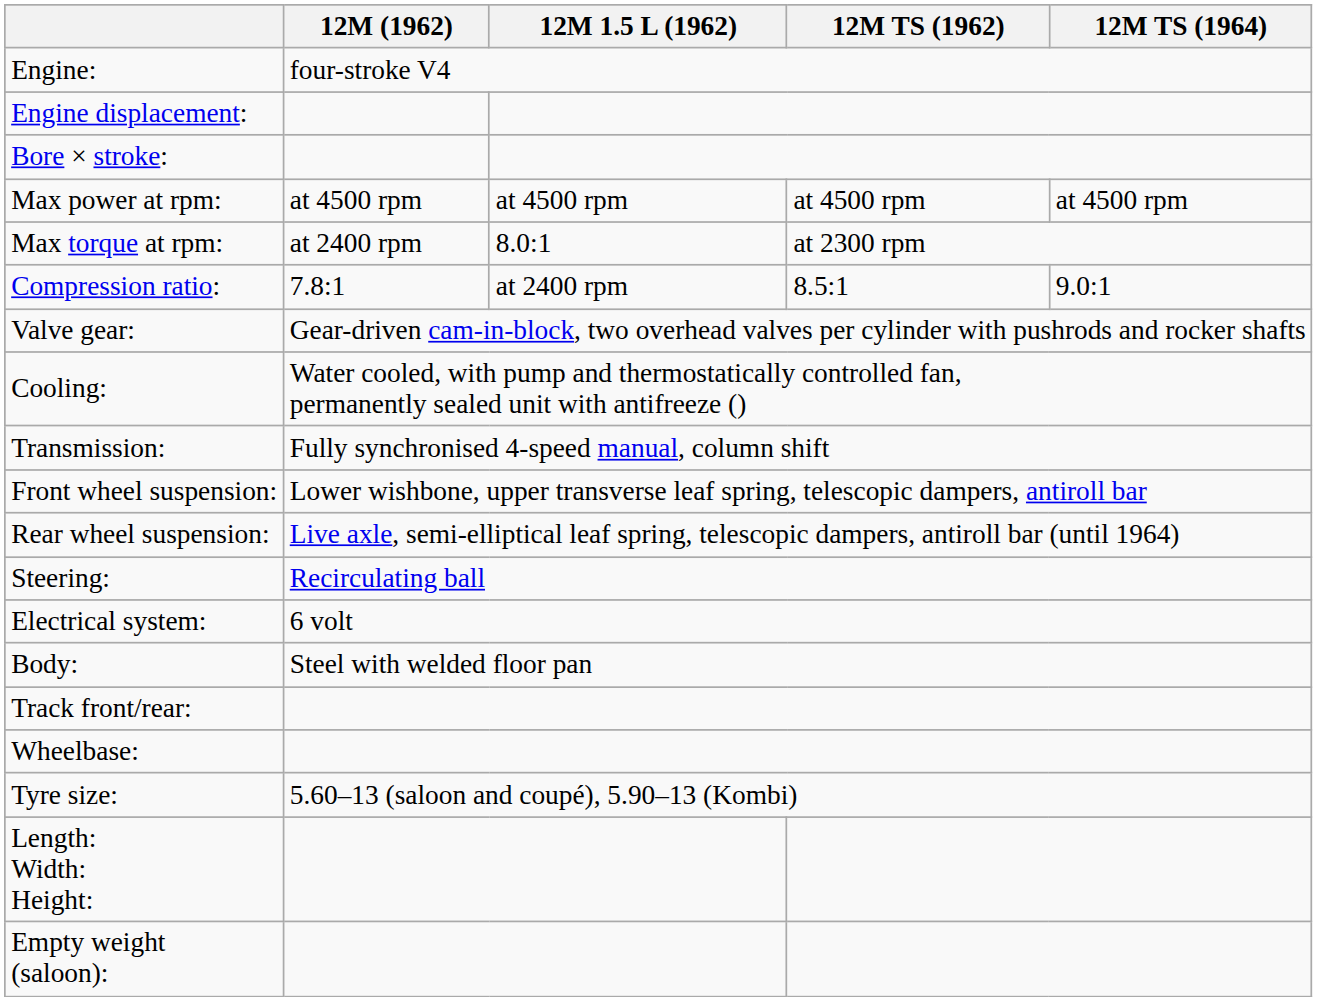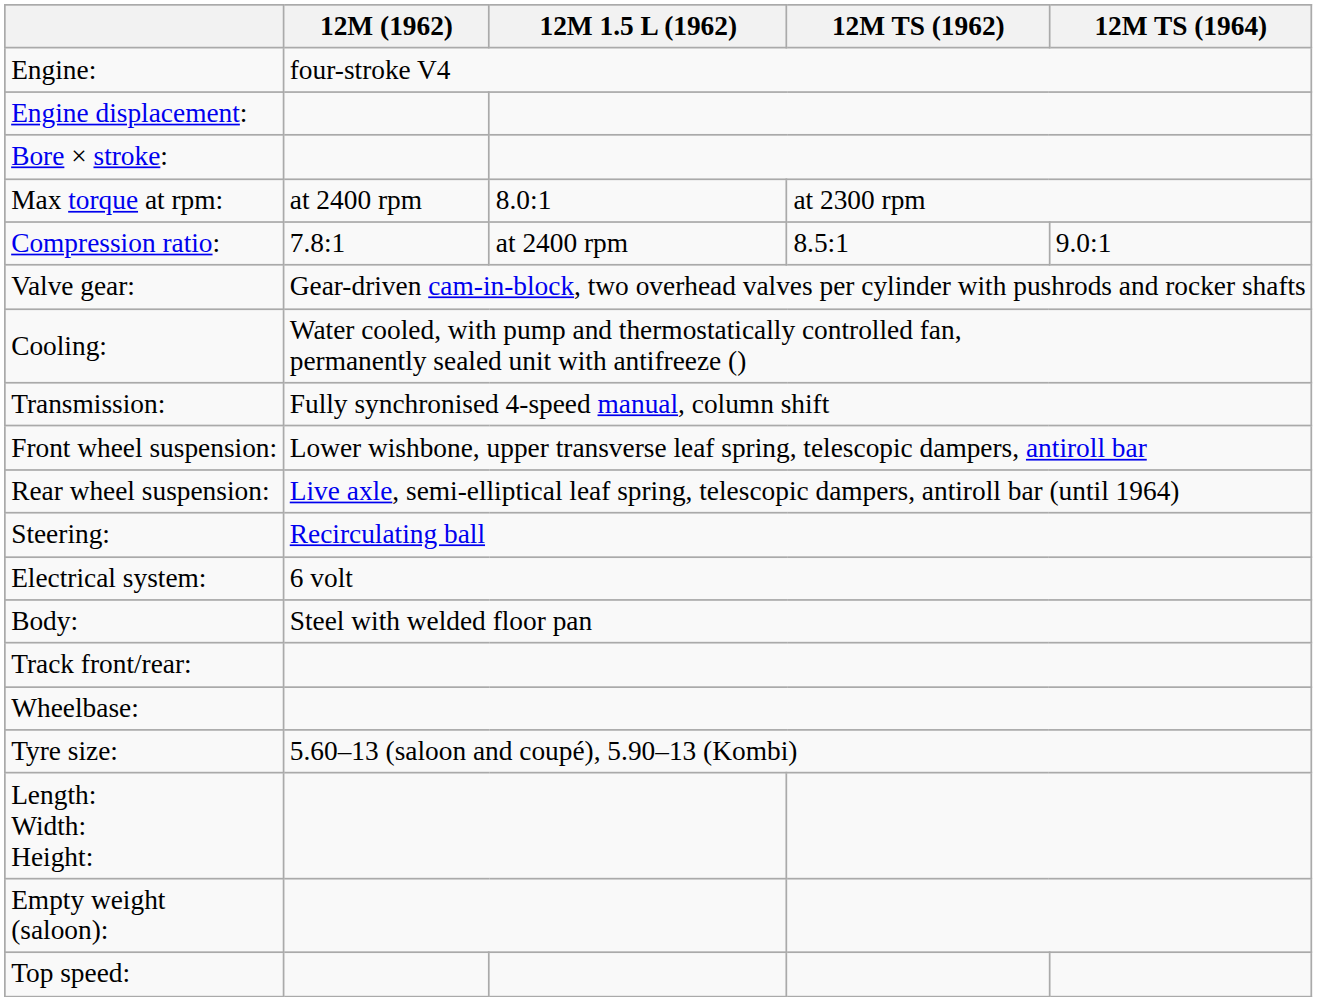- row: (116, 199)
+ row: (71, 973)
